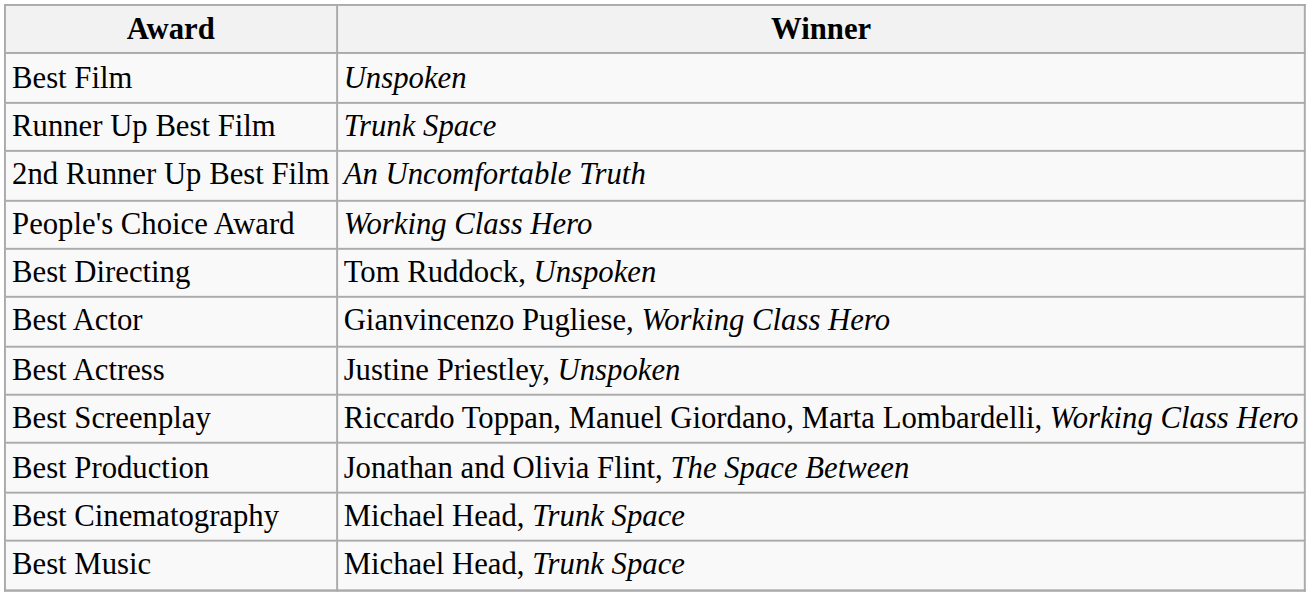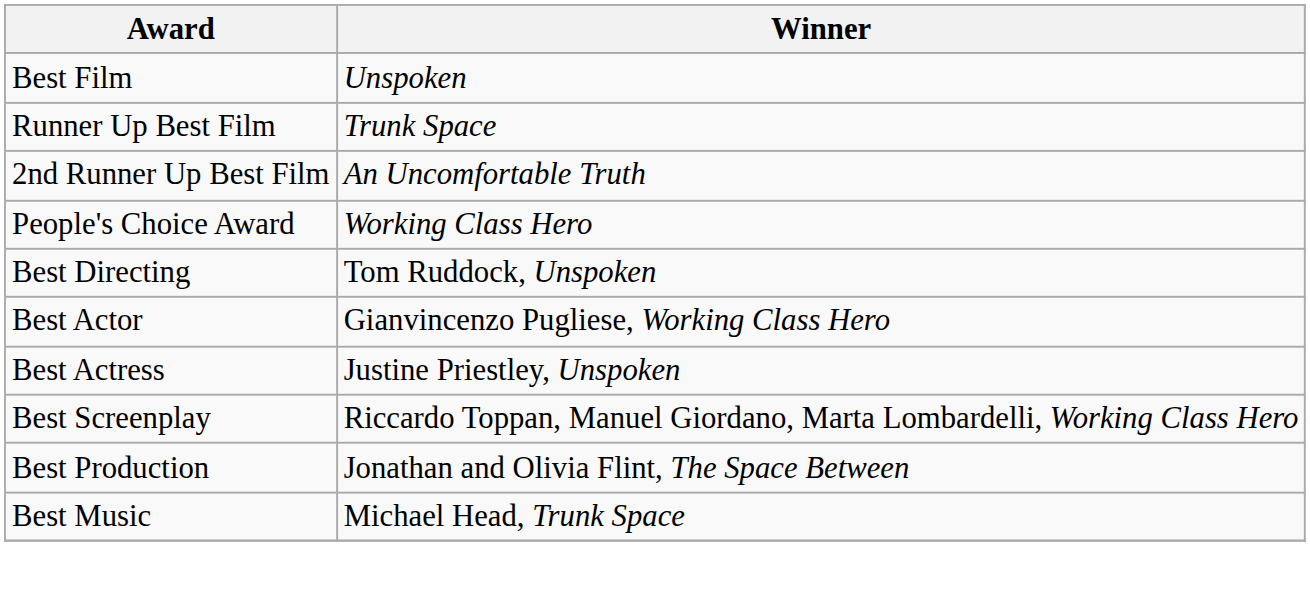- row: (146, 516)
